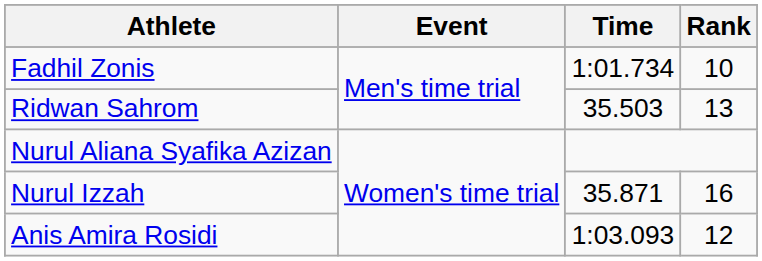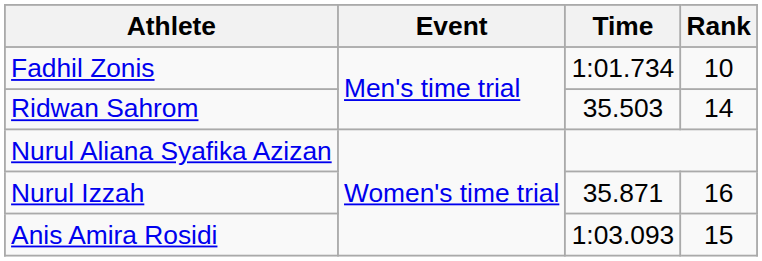(719, 109) 13 -> (719, 109) 14
(719, 234) 12 -> (719, 234) 15
